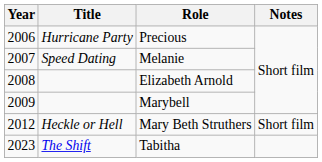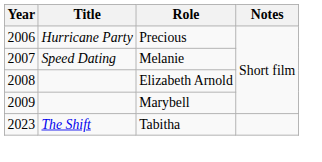- row: (195, 124)
